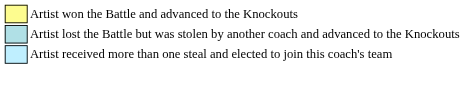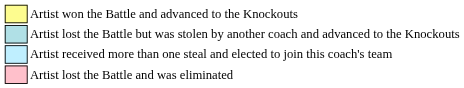+ row: (132, 74)
